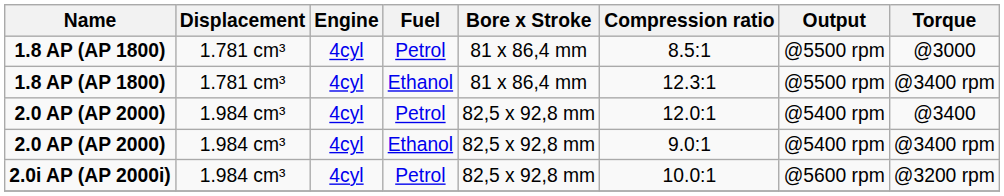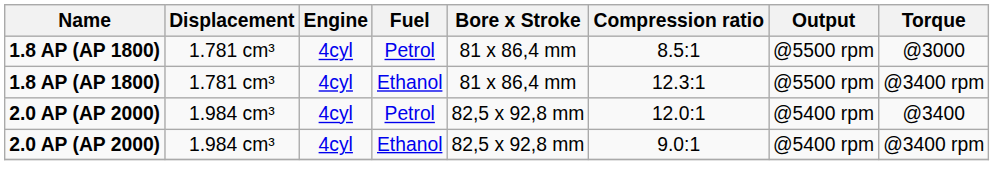- row: (90, 175)
